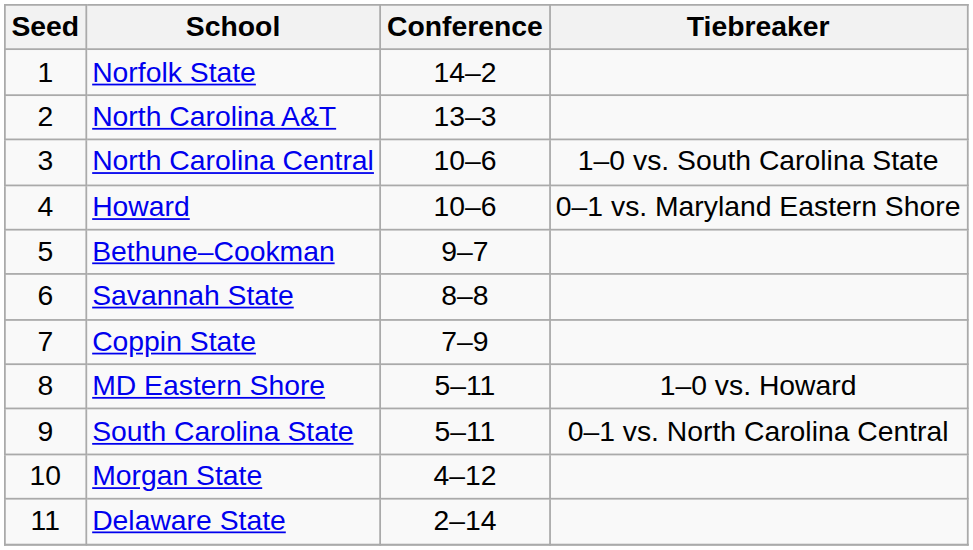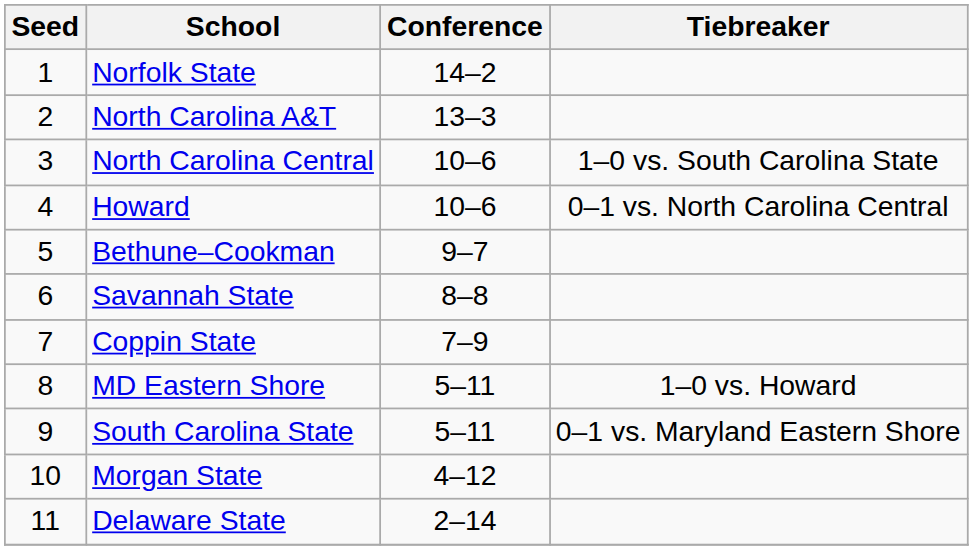(758, 206) 0–1 vs. Maryland Eastern Shore -> (758, 206) 0–1 vs. North Carolina Central
(758, 431) 0–1 vs. North Carolina Central -> (758, 431) 0–1 vs. Maryland Eastern Shore
